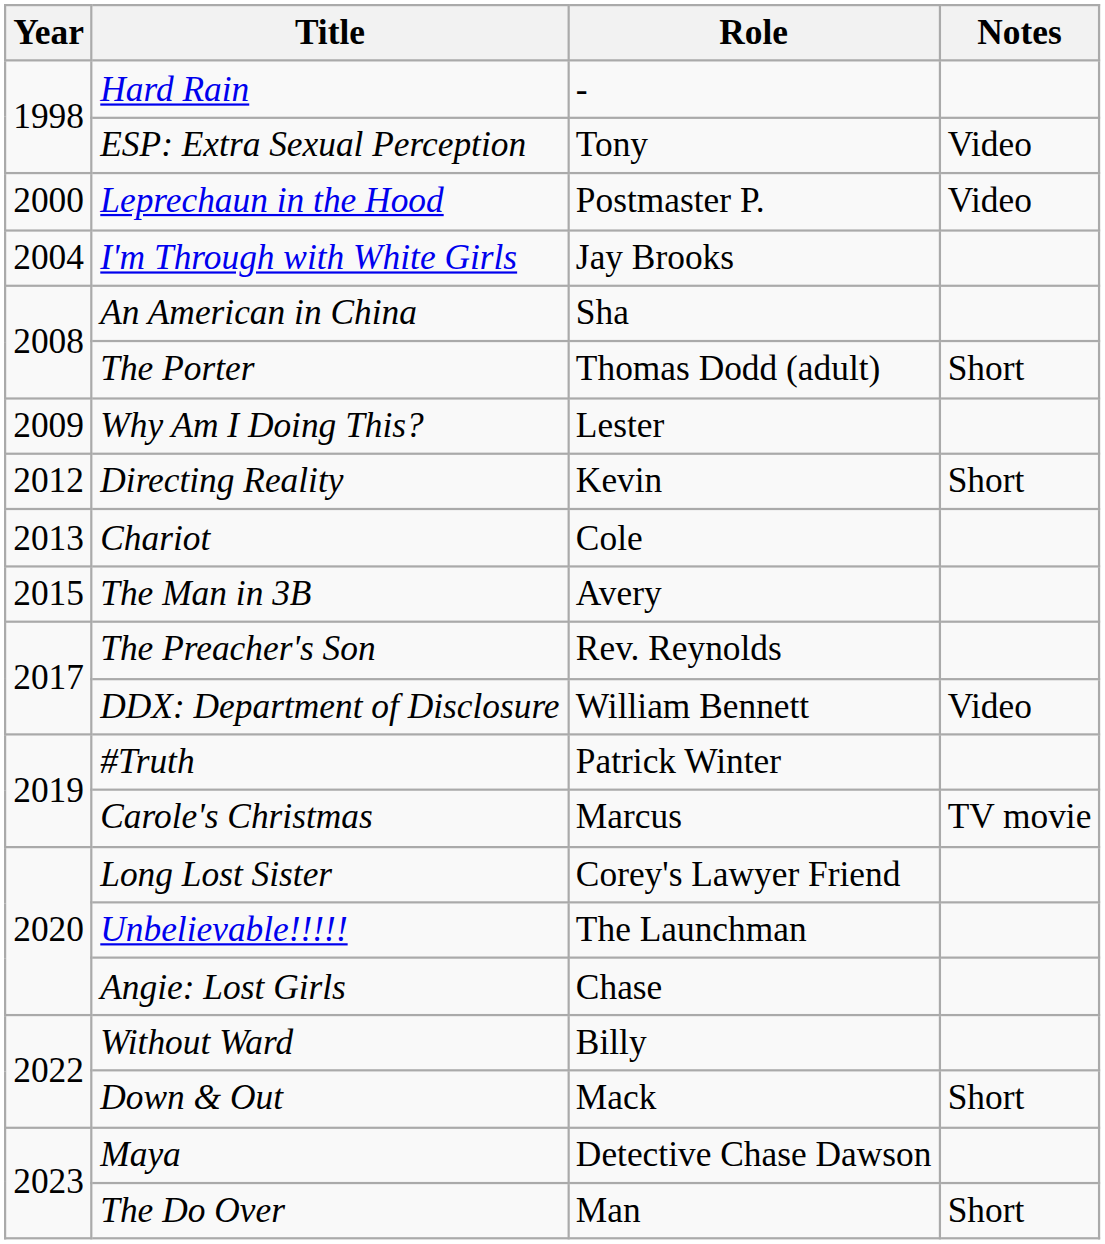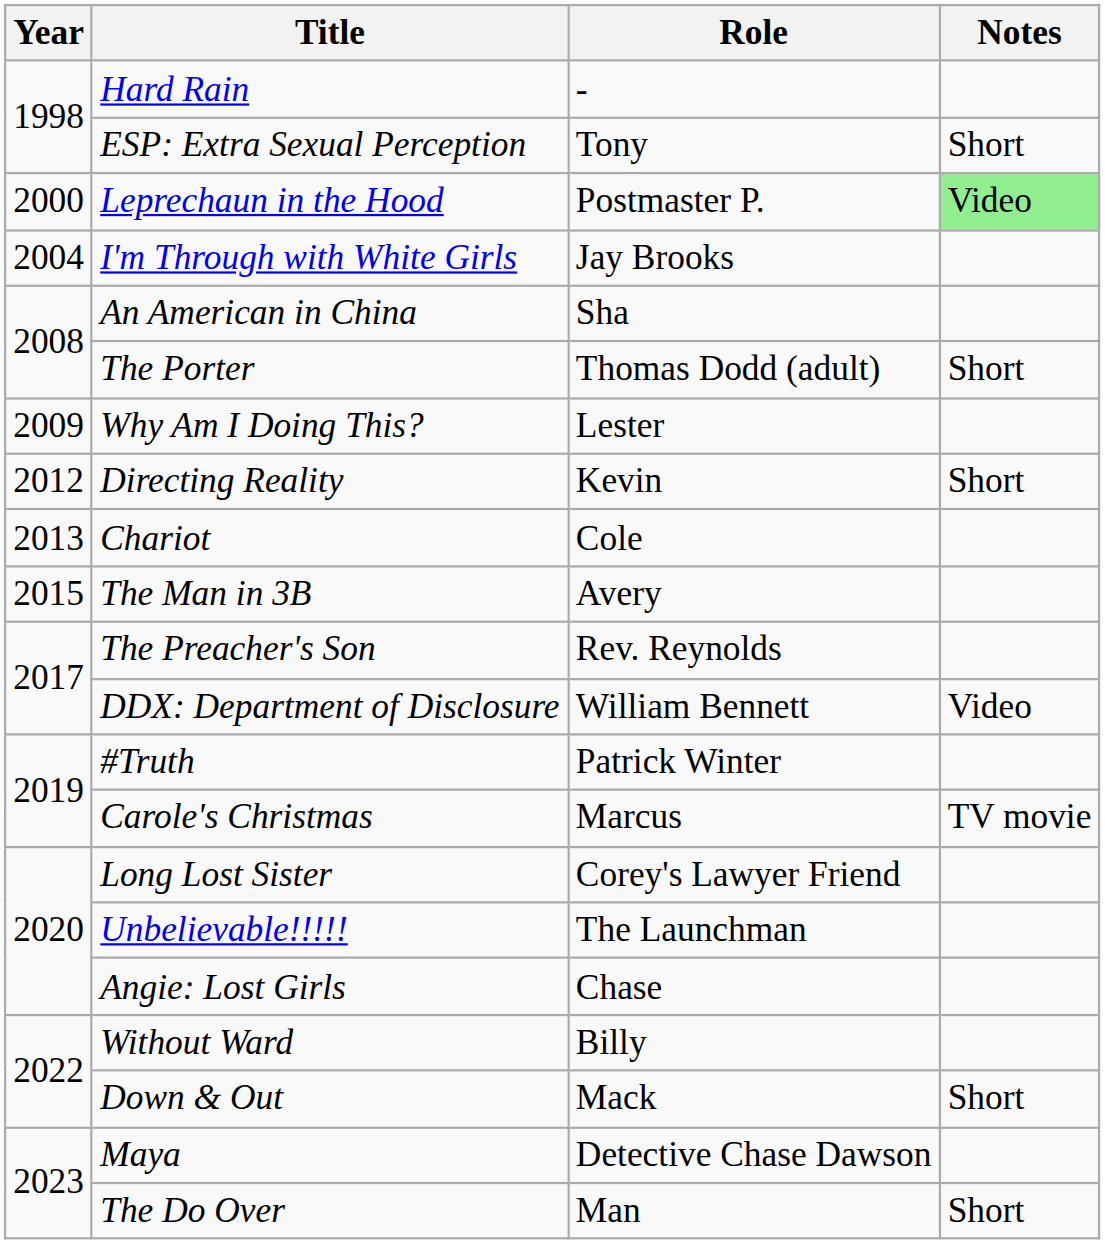(990, 144) Video -> (986, 144) Short
(990, 200) no background -> (990, 200) lightgreen background
